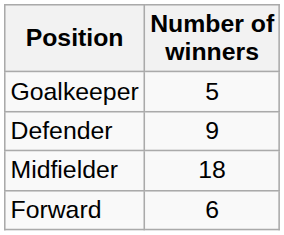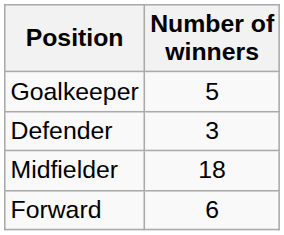(212, 130) 9 -> (212, 130) 3
